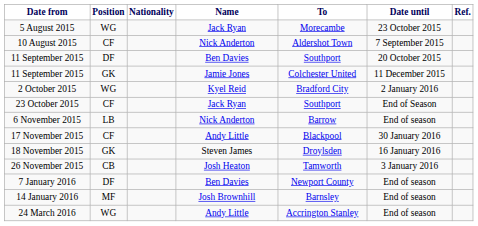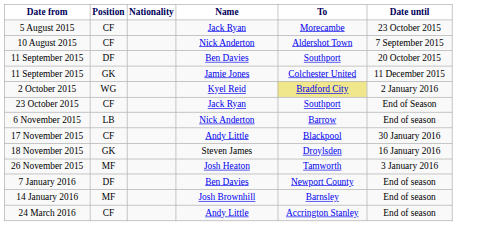- column: (463, 12)
(108, 28) WG -> (108, 28) CF
(322, 89) no background -> (322, 89) khaki background
(108, 166) CB -> (108, 166) MF
(108, 213) WG -> (108, 213) CF
